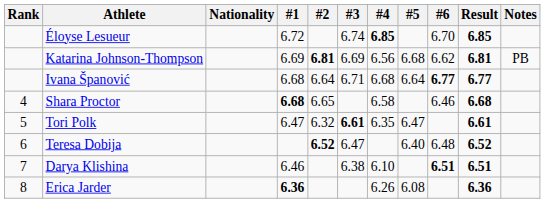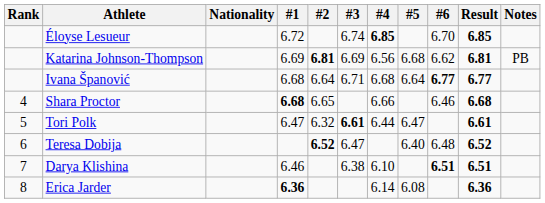(383, 101) 6.58 -> (383, 101) 6.66
(383, 123) 6.35 -> (383, 123) 6.44
(383, 187) 6.26 -> (383, 187) 6.14
